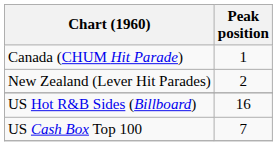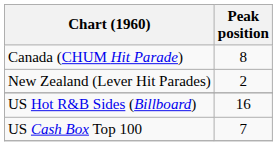(243, 57) 1 -> (243, 57) 8
